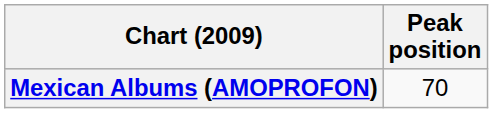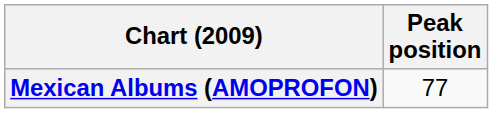(435, 88) 70 -> (435, 88) 77
